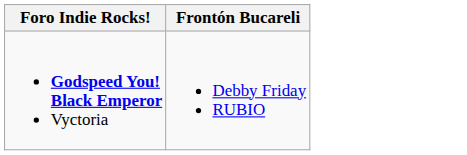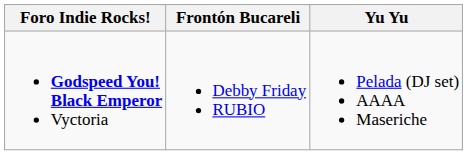+ column: (386, 17)
